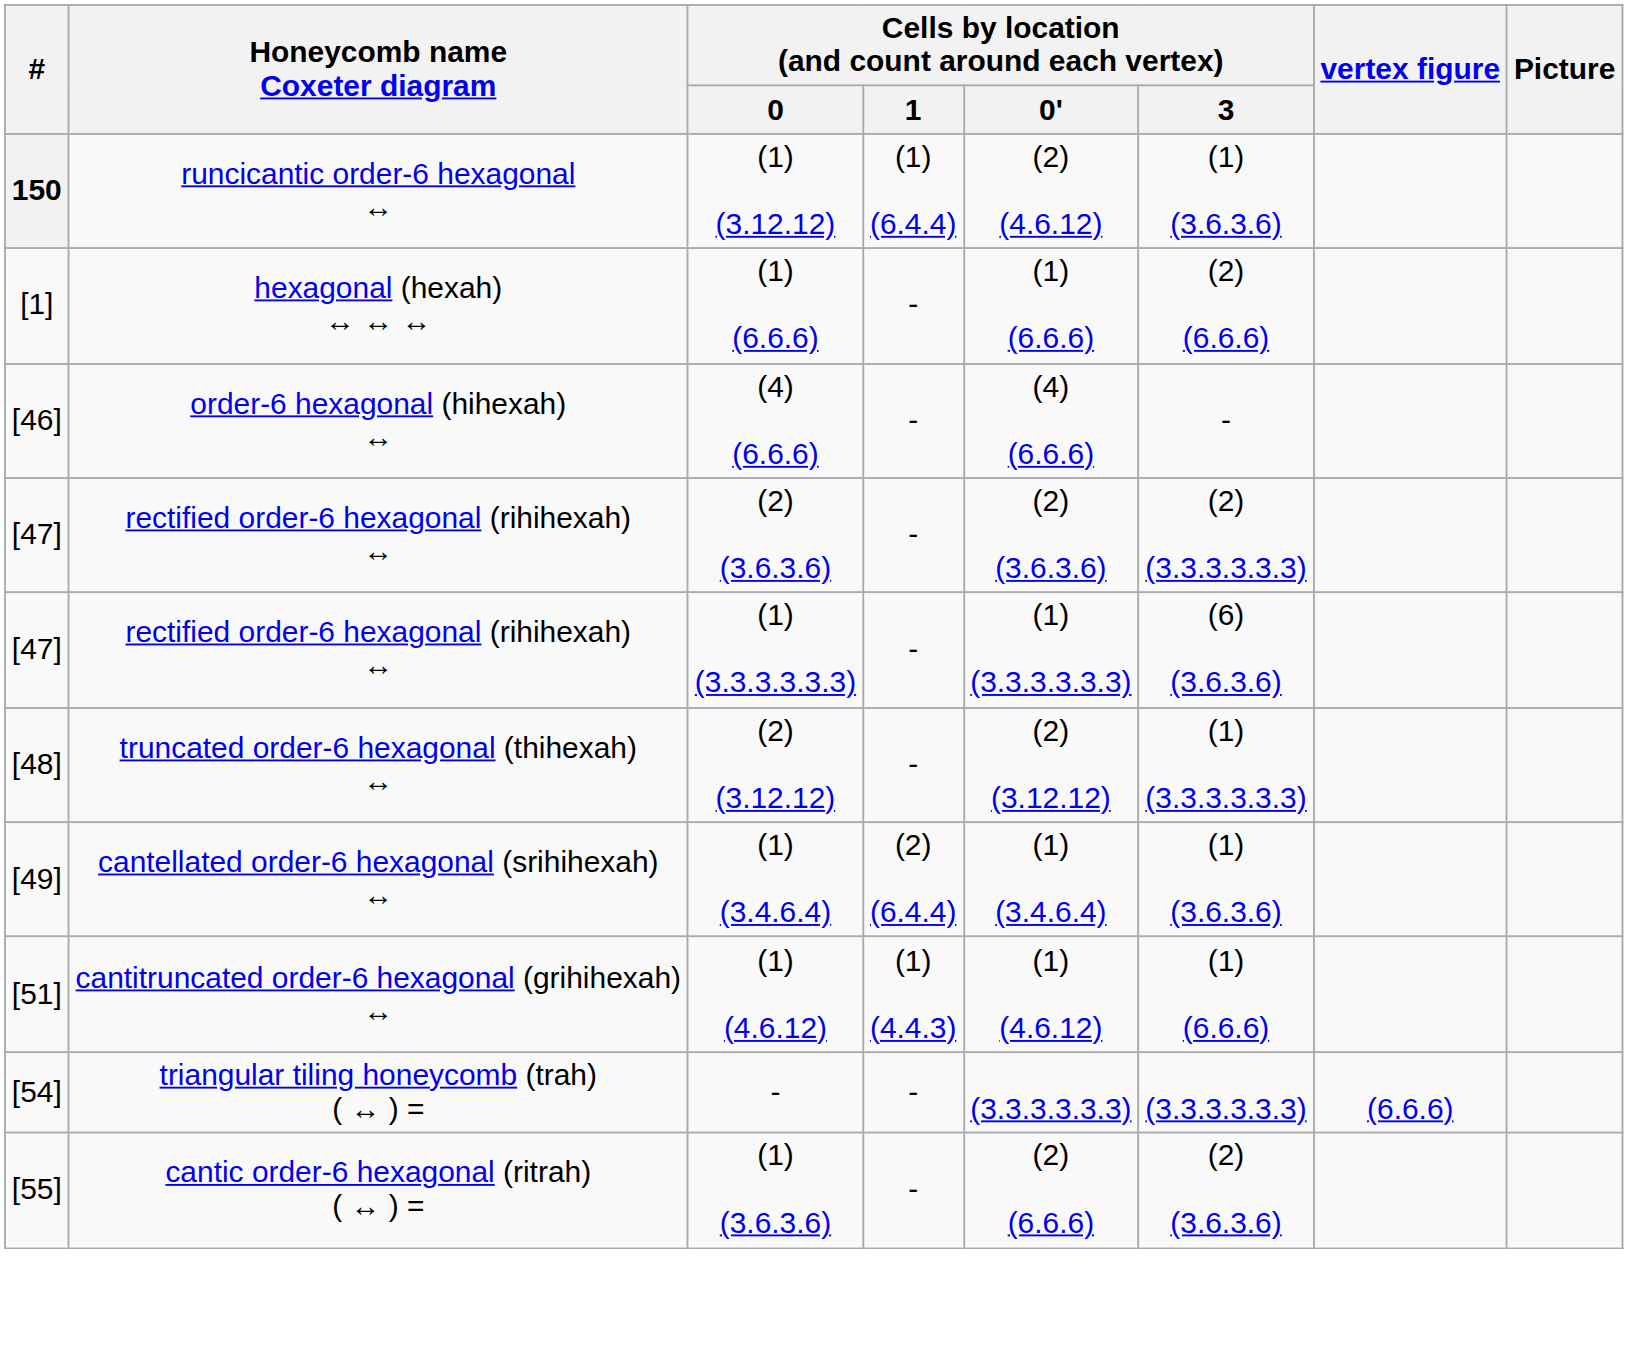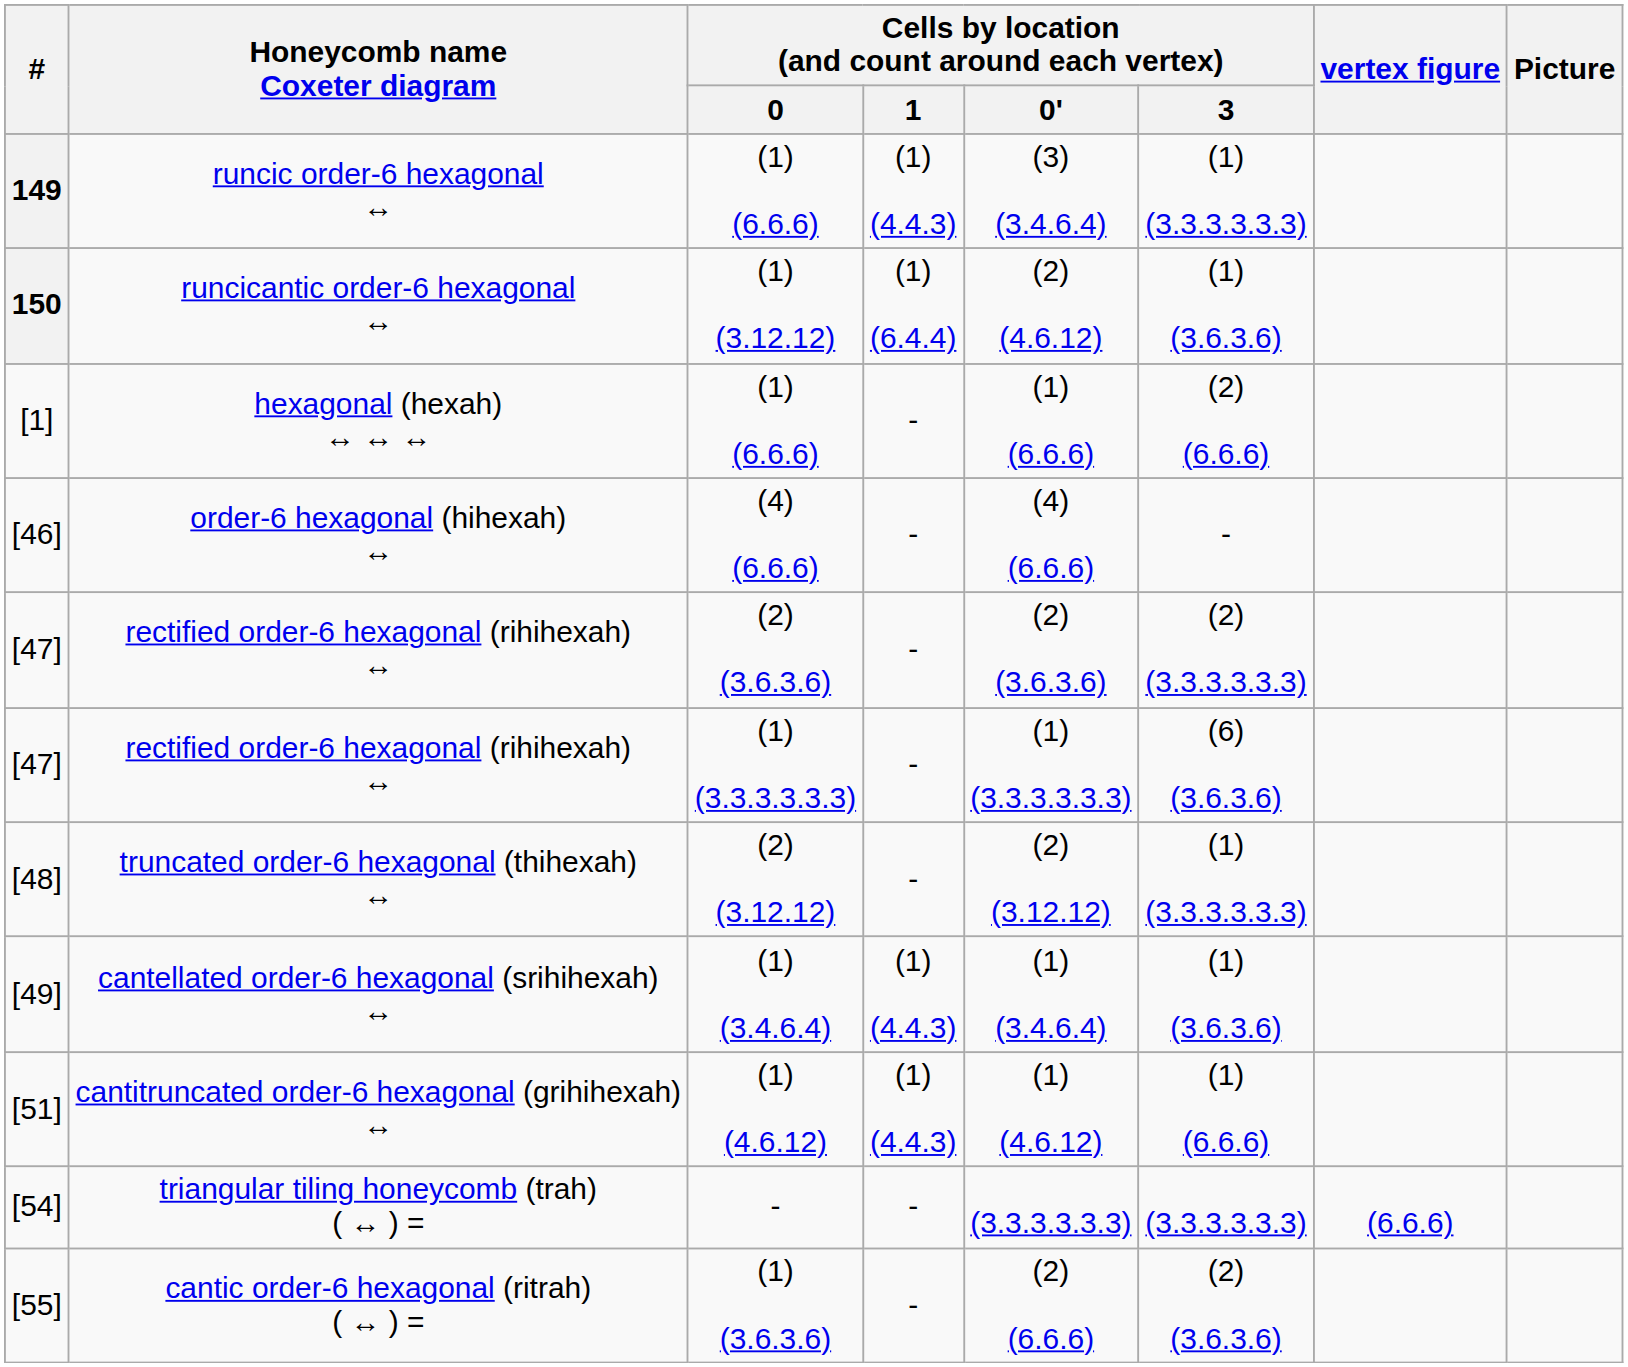+ row: (378, 190)
(913, 879) (2) (6.4.4) -> (913, 993) (1) (4.4.3)
